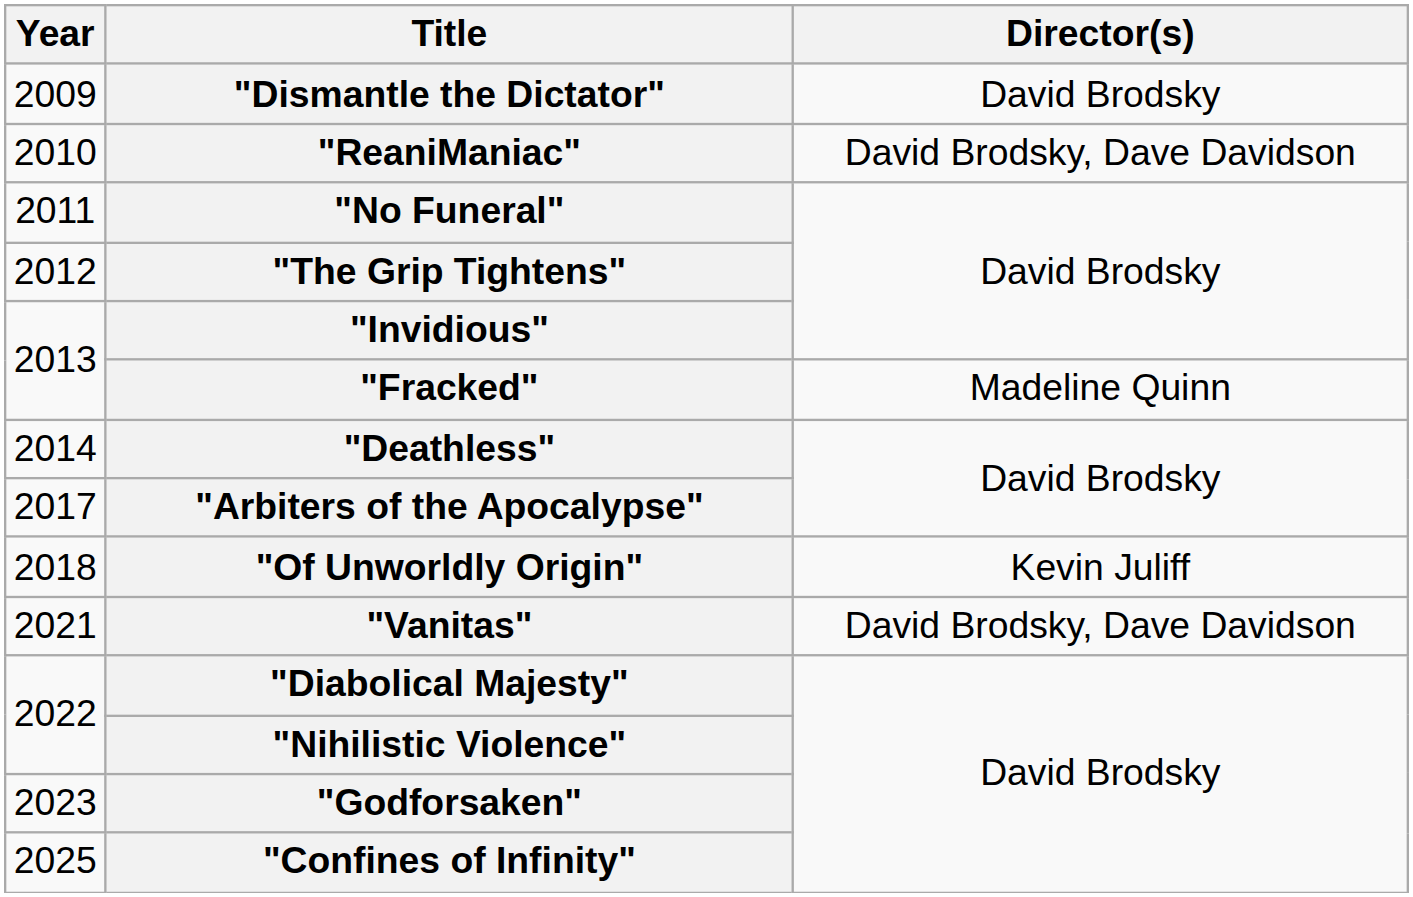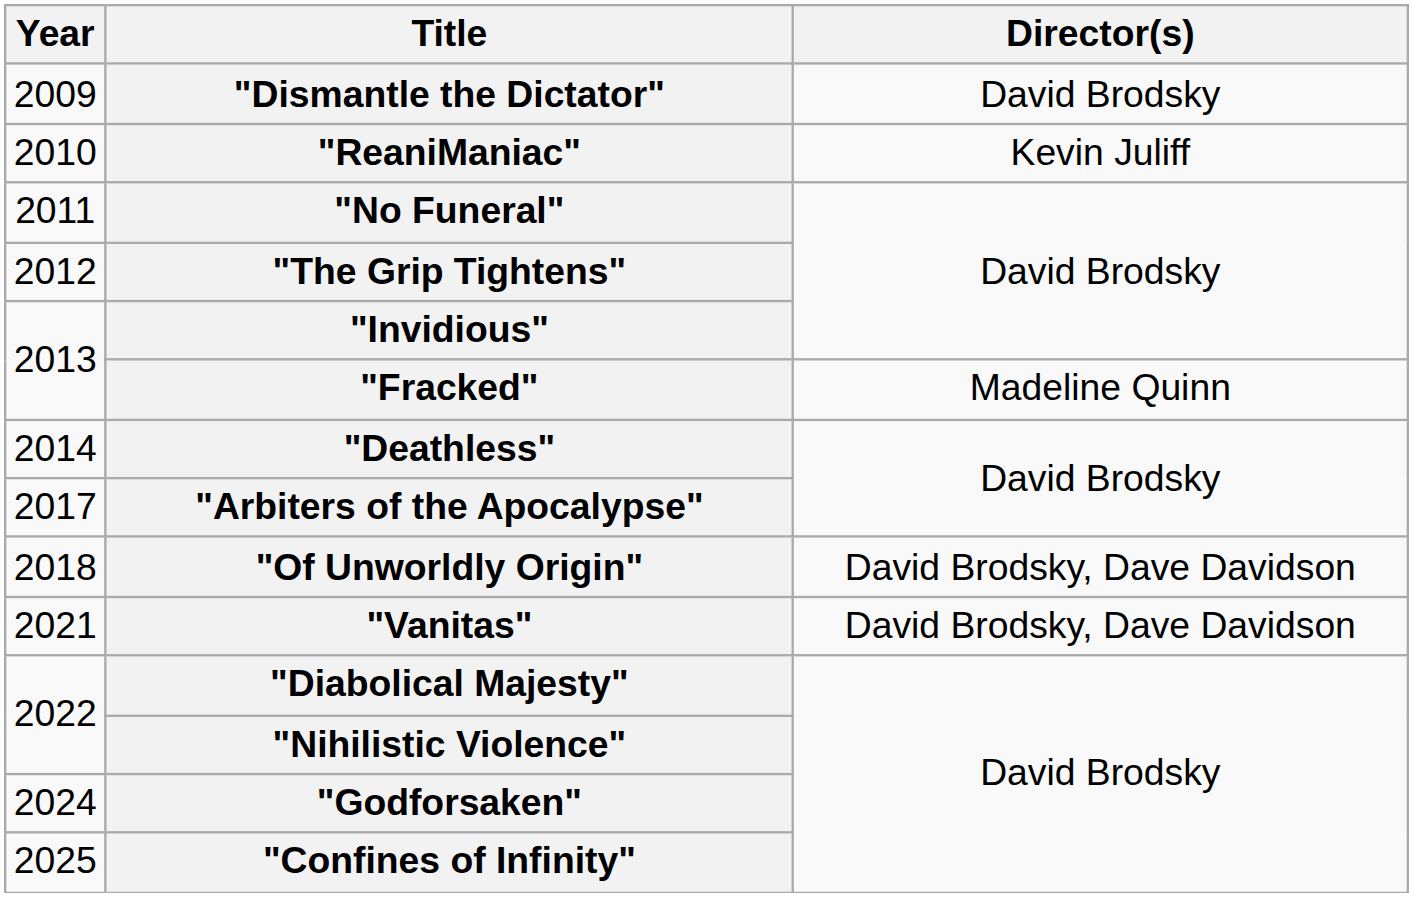(1100, 152) David Brodsky, Dave Davidson -> (1100, 152) Kevin Juliff
(1100, 566) Kevin Juliff -> (1100, 566) David Brodsky, Dave Davidson
(55, 802) 2023 -> (55, 802) 2024
